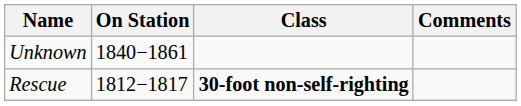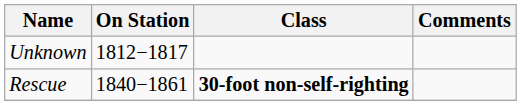(142, 52) 1840−1861 -> (142, 52) 1812−1817
(142, 84) 1812−1817 -> (142, 84) 1840−1861
